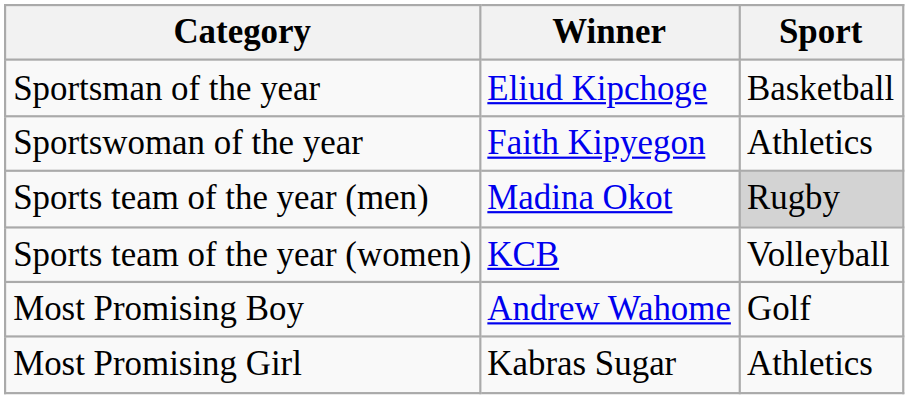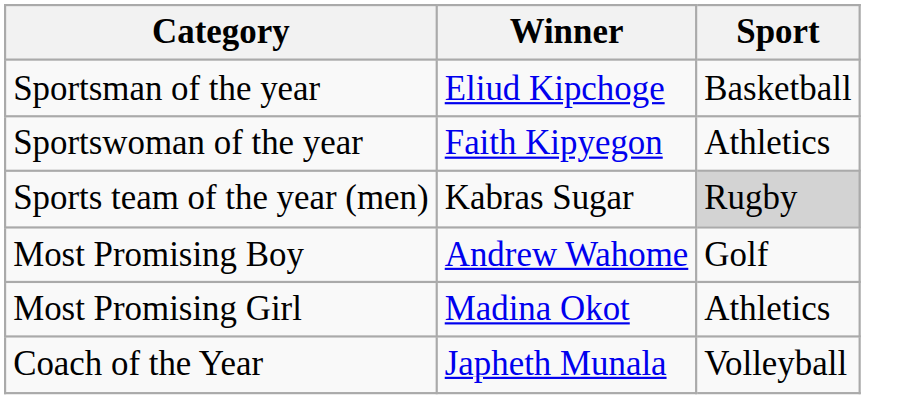(580, 198) Madina Okot -> (539, 198) Kabras Sugar
- row: (242, 253)
(582, 364) Kabras Sugar -> (537, 308) Madina Okot
+ row: (138, 364)
